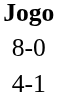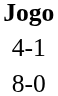rows swapped: (29, 48) <-> (29, 83)
